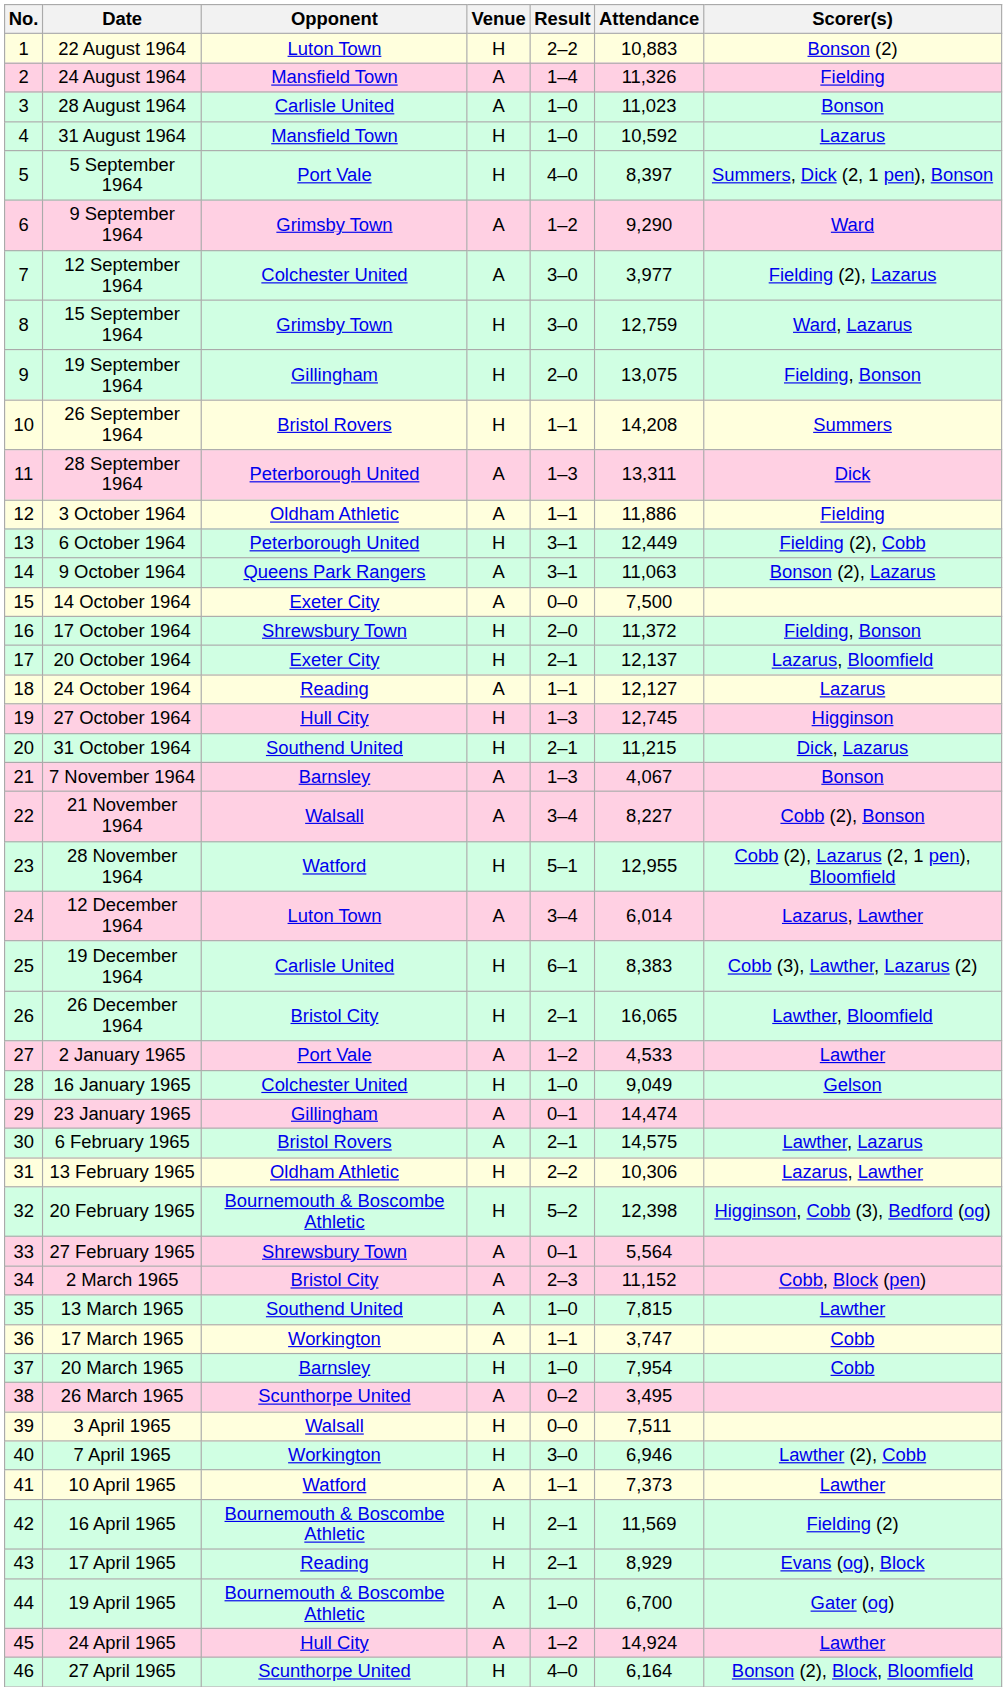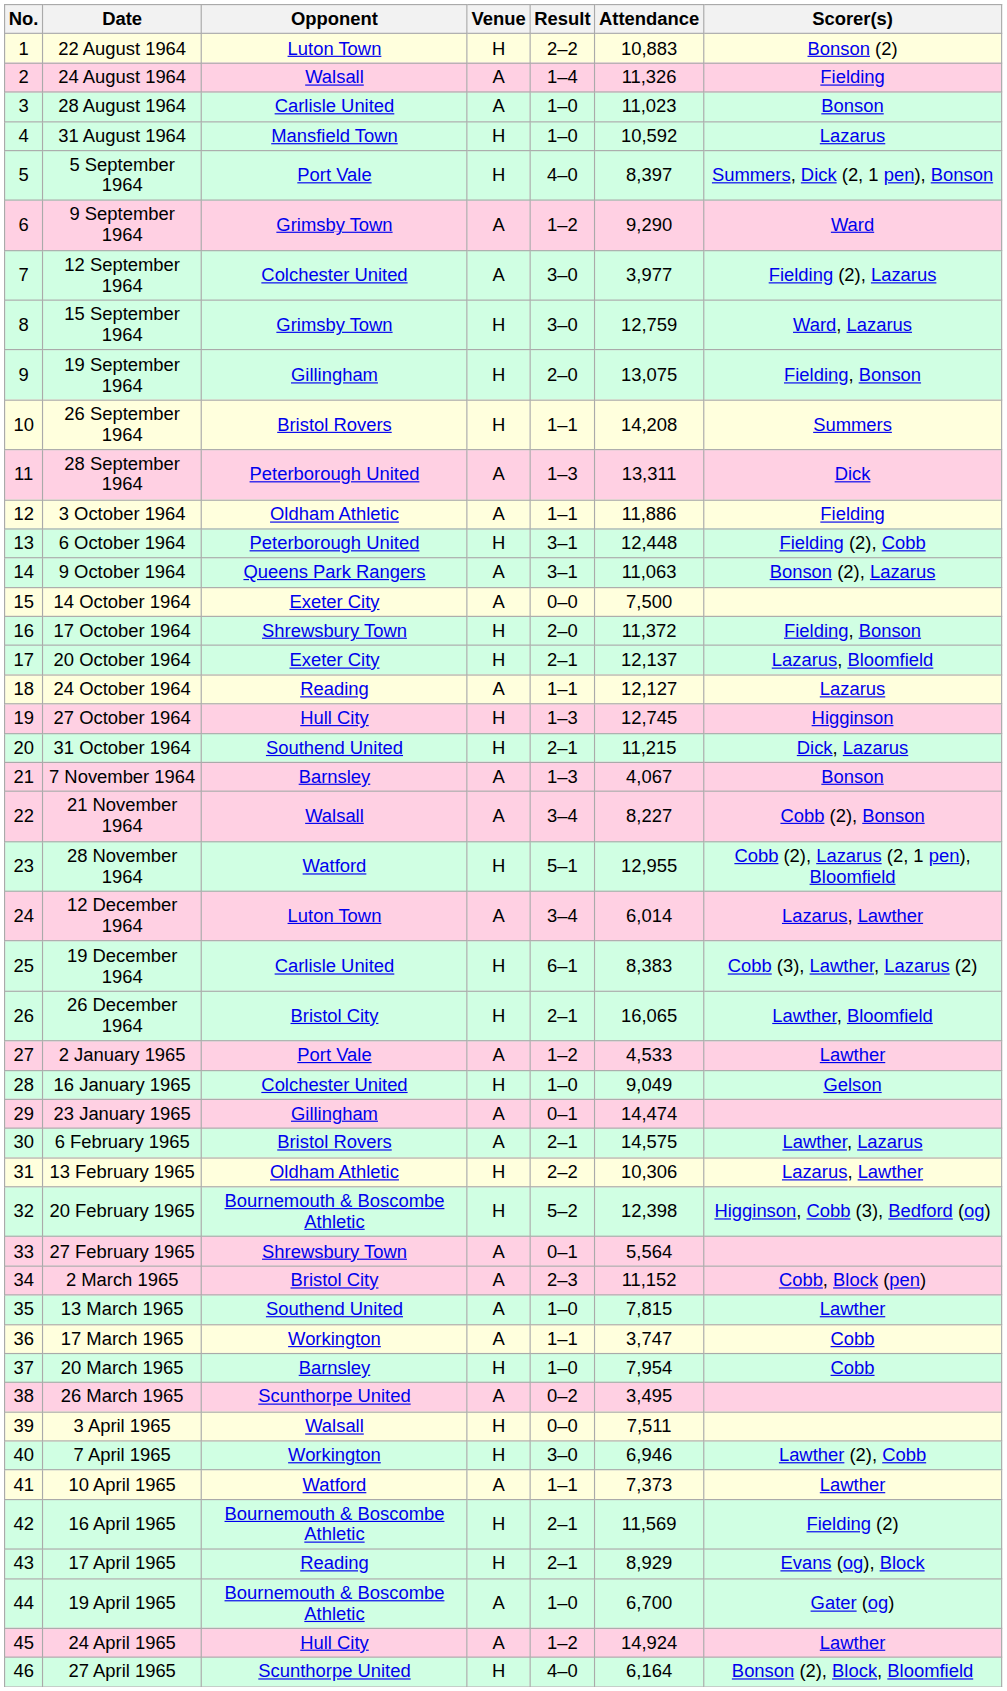(334, 77) Mansfield Town -> (334, 77) Walsall
(649, 543) 12,449 -> (649, 543) 12,448
